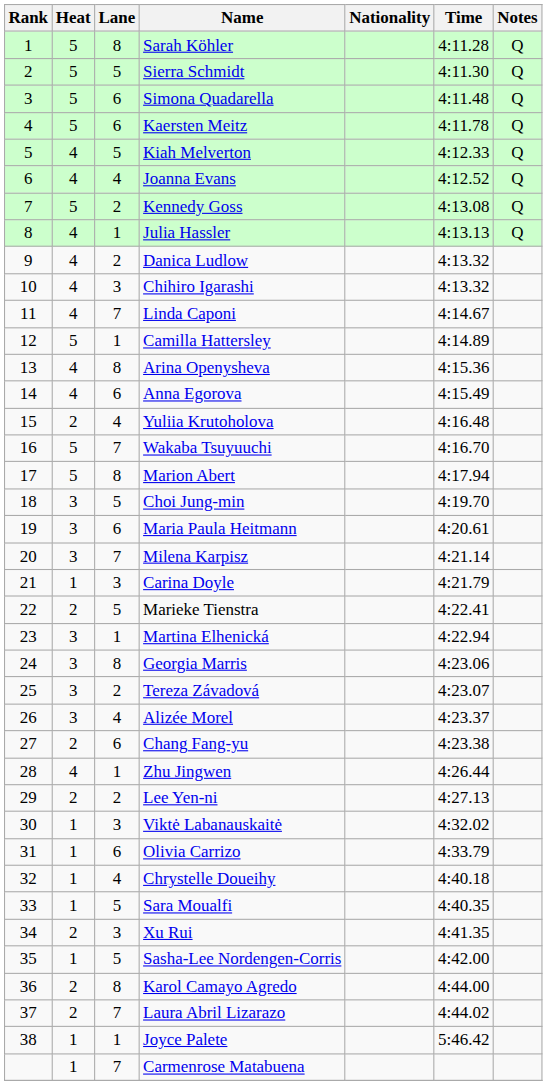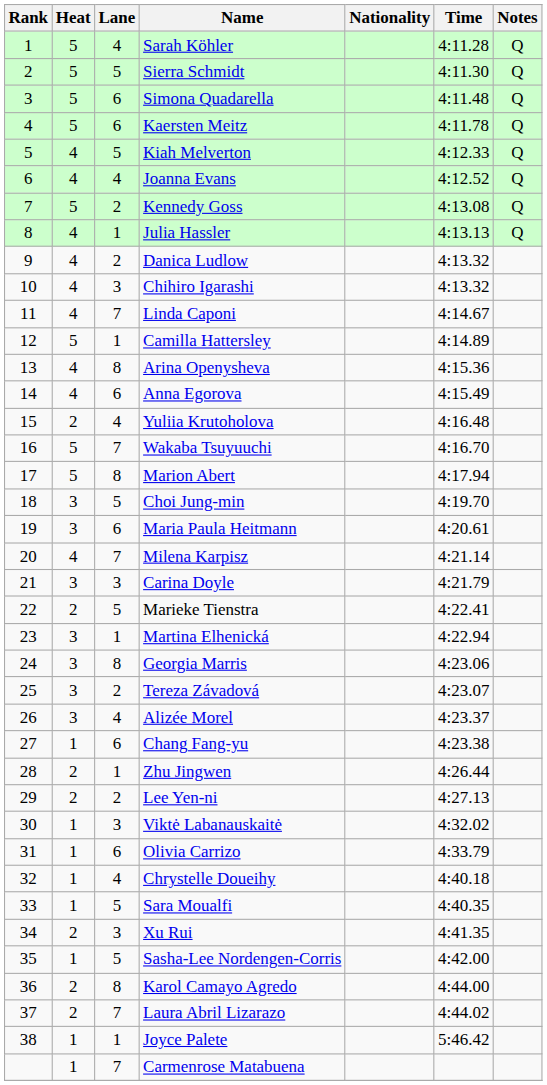(117, 44) 8 -> (117, 44) 4
(73, 555) 3 -> (73, 555) 4
(73, 582) 1 -> (73, 582) 3
(73, 744) 2 -> (73, 744) 1
(73, 771) 4 -> (73, 771) 2
